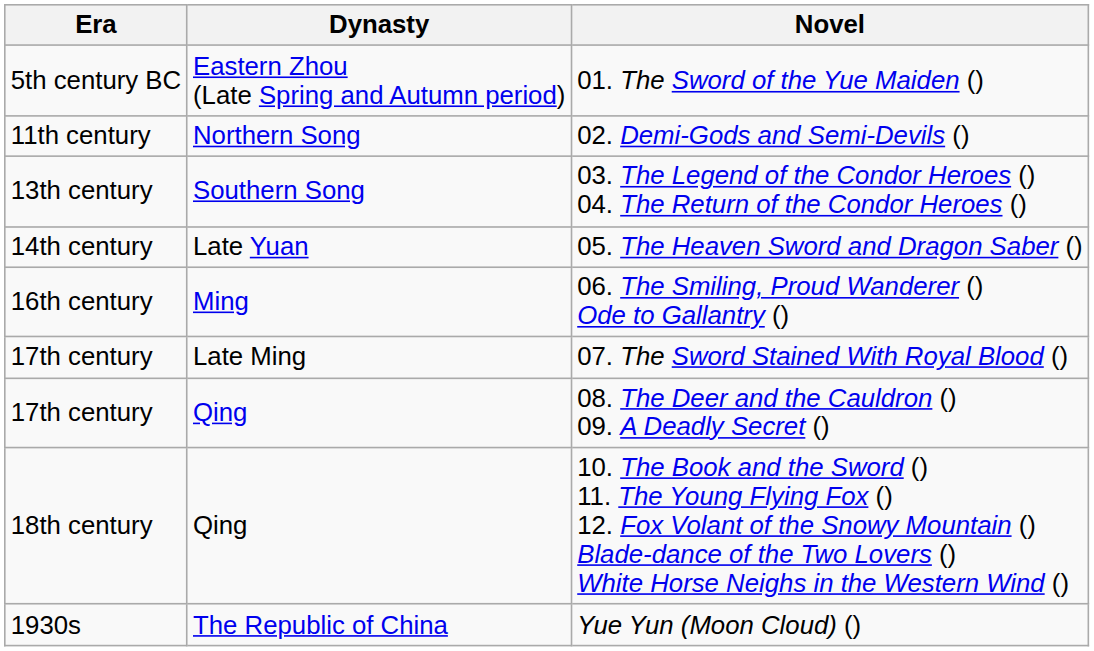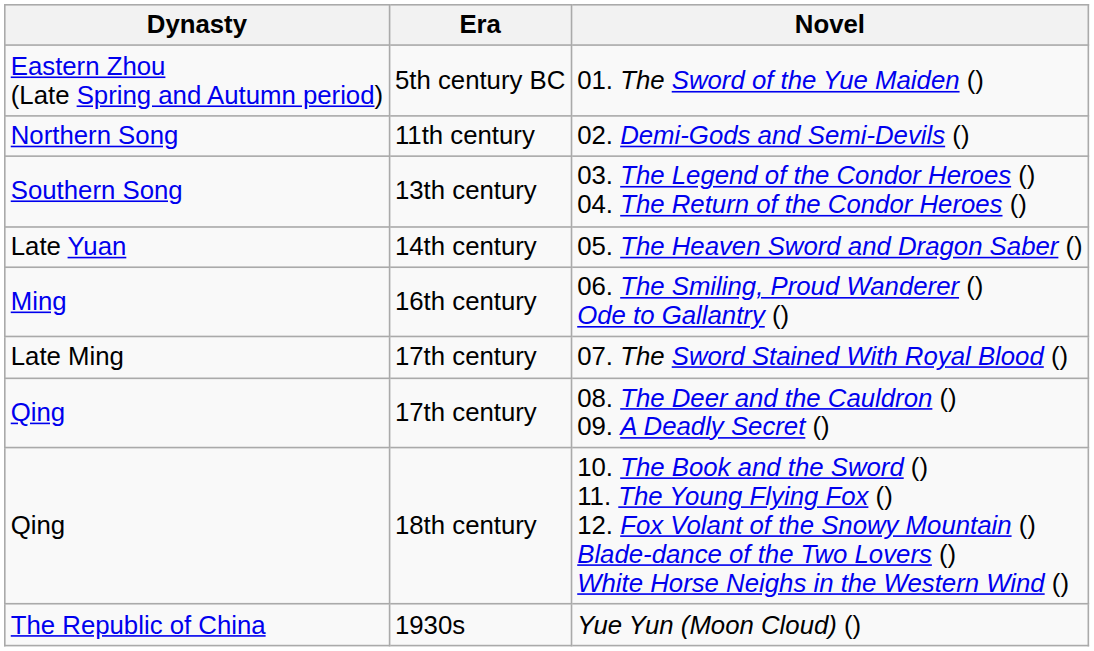columns swapped: (96, 24) <-> (379, 24)
